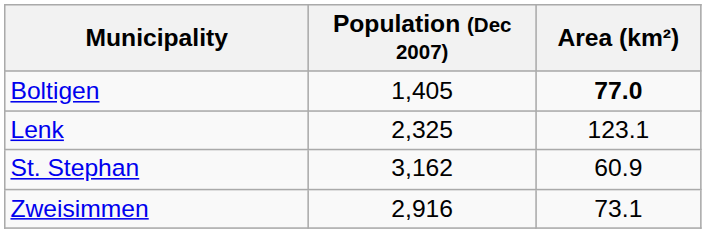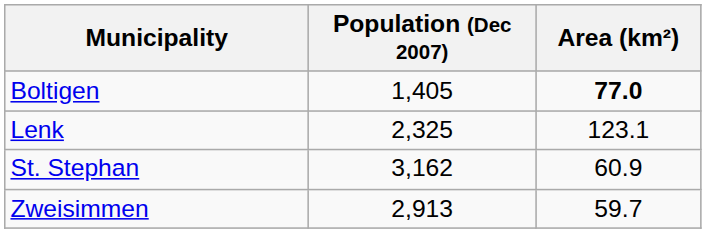(422, 208) 2,916 -> (422, 208) 2,913
(618, 208) 73.1 -> (618, 208) 59.7
